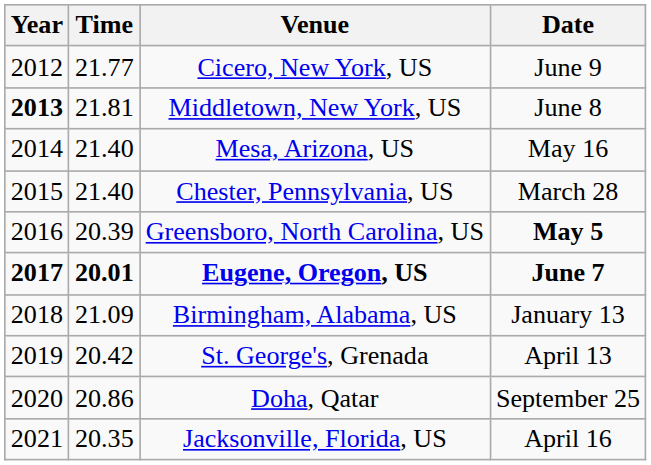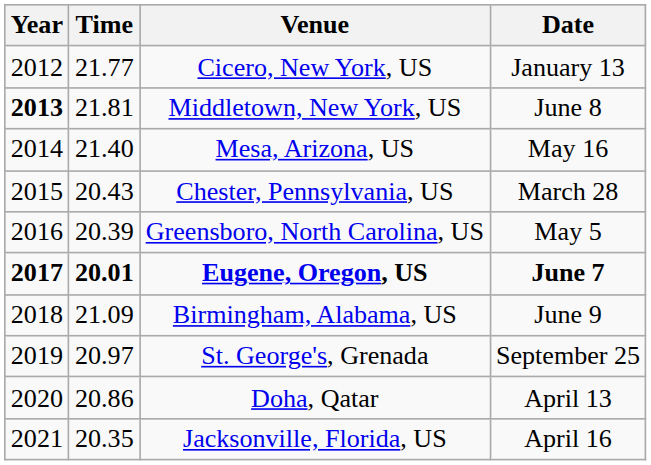(568, 66) June 9 -> (568, 66) January 13
(104, 190) 21.40 -> (104, 190) 20.43
(568, 231) bold -> (568, 231) normal
(568, 314) January 13 -> (568, 314) June 9
(104, 356) 20.42 -> (104, 356) 20.97
(568, 356) April 13 -> (568, 356) September 25
(568, 397) September 25 -> (568, 397) April 13
